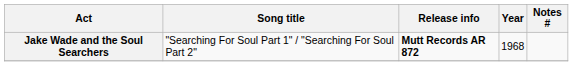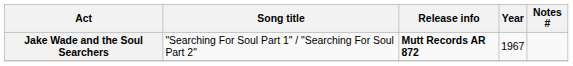(513, 46) 1968 -> (513, 46) 1967
